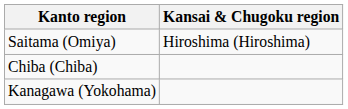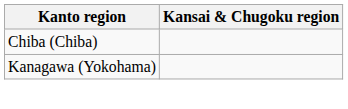- row: (62, 41)
